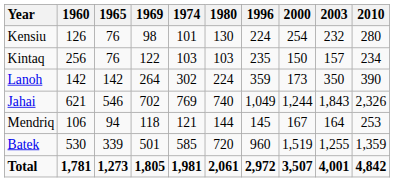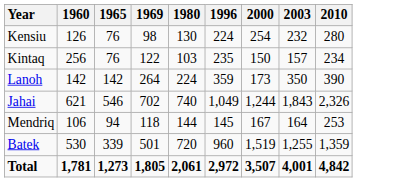- column: (187, 15)
